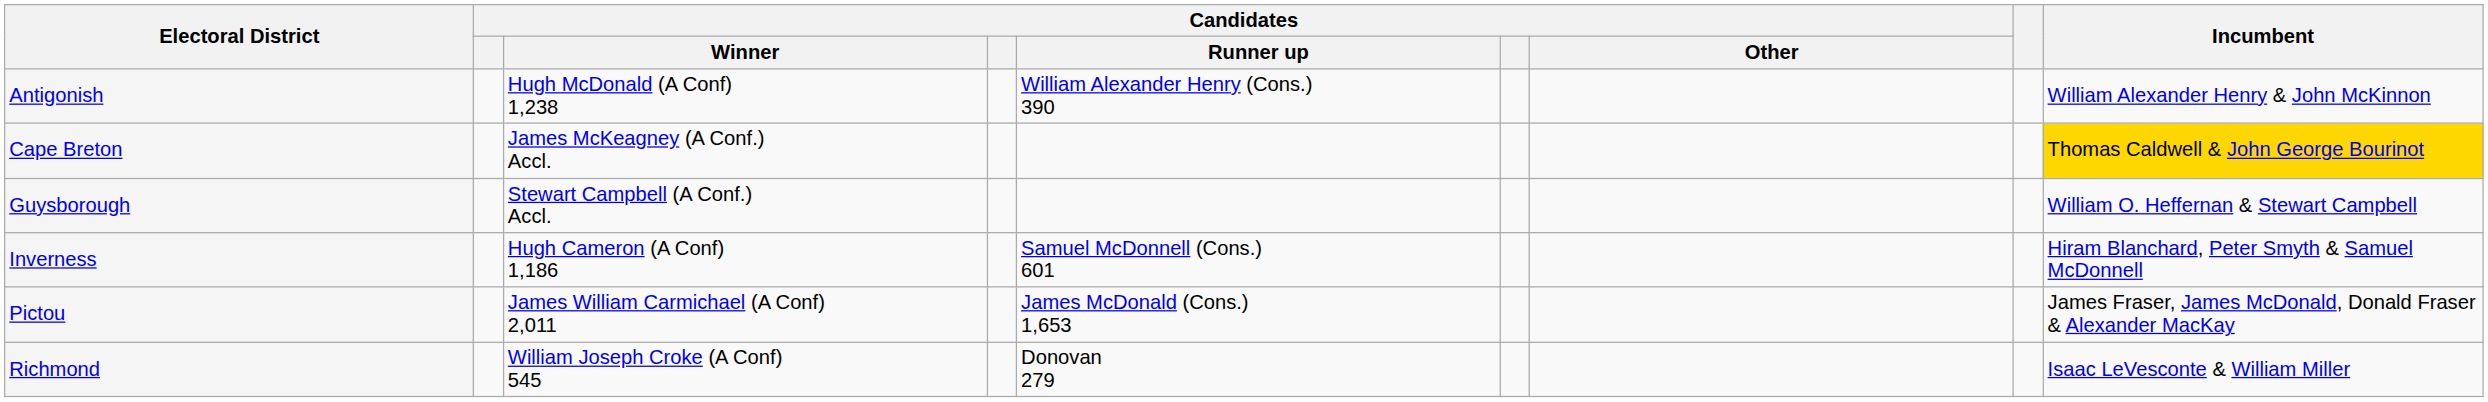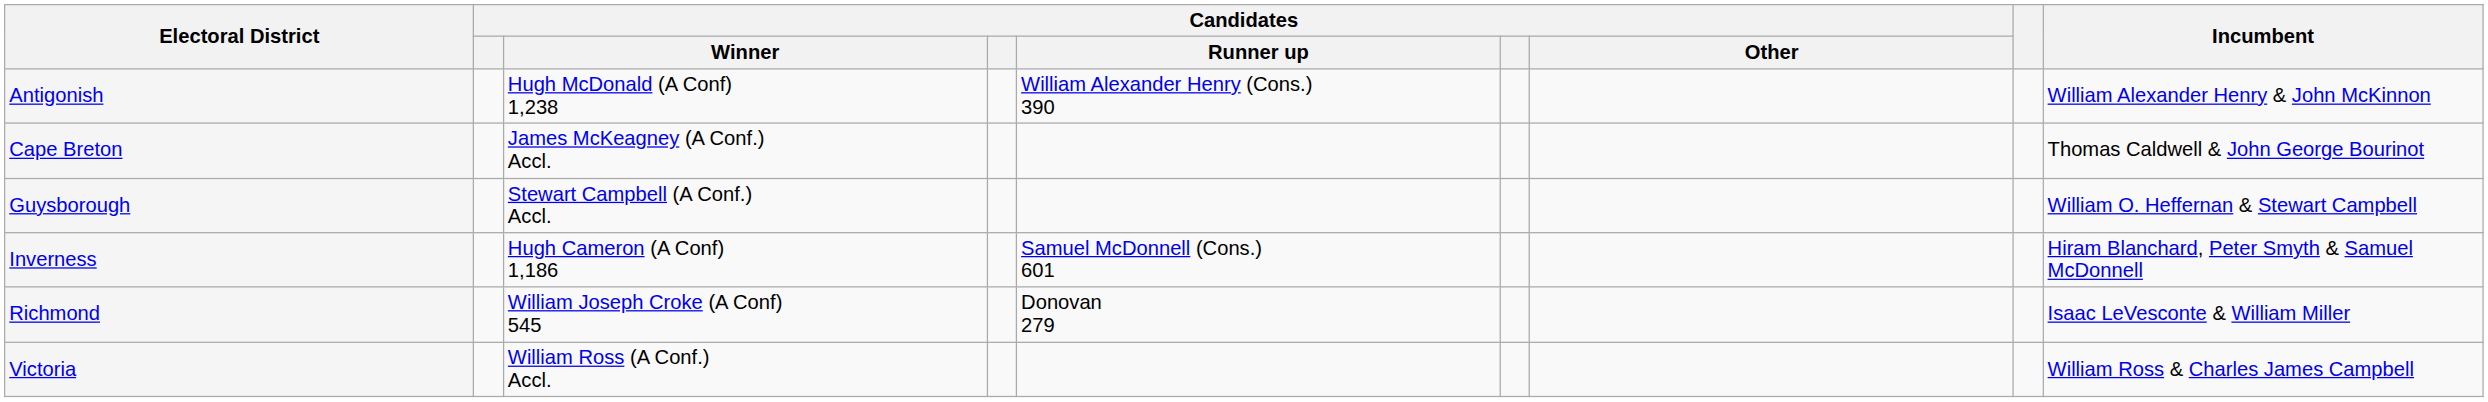(2236, 150) gold background -> (2236, 150) no background
- row: (37, 314)
+ row: (43, 369)
